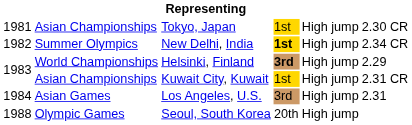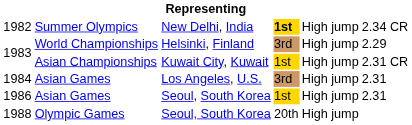- row: (17, 26)
(284, 61) bold -> (283, 44) normal
+ row: (17, 96)
